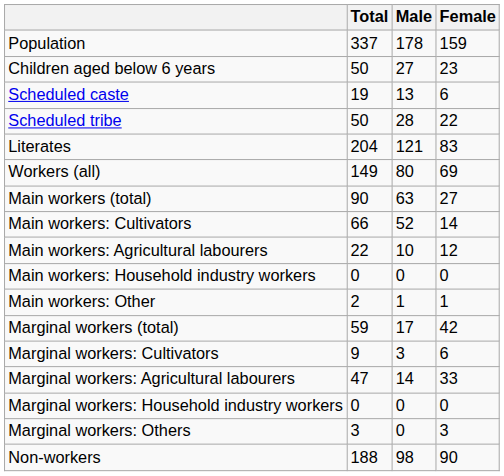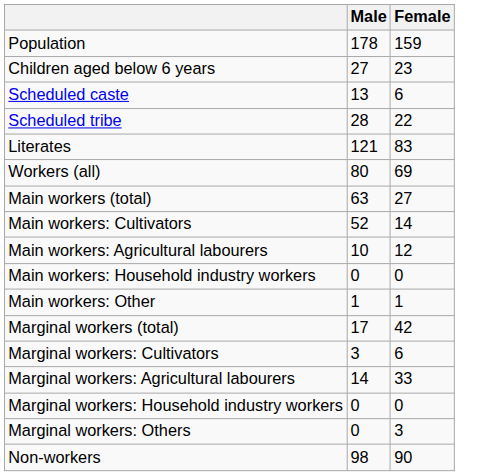- column: (369, 17)
